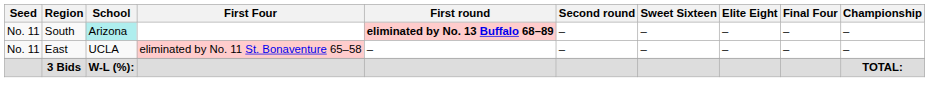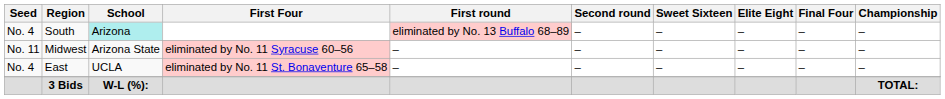(23, 31) No. 11 -> (21, 31) No. 4
(460, 31) bold -> (481, 31) normal
+ row: (66, 49)
(23, 49) No. 11 -> (21, 67) No. 4
